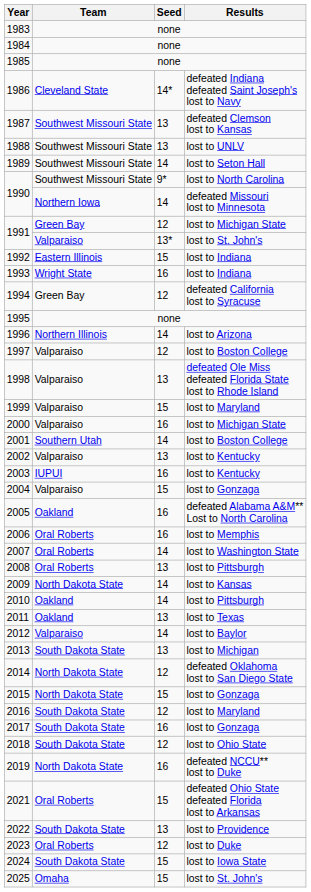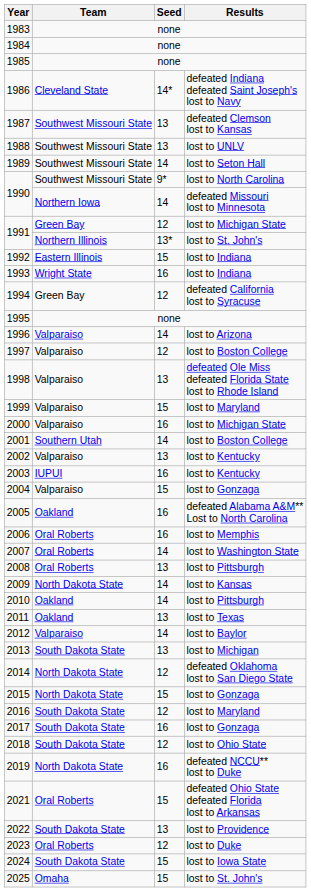(59, 240) Valparaiso -> (71, 240) Northern Illinois
(71, 335) Northern Illinois -> (59, 335) Valparaiso
